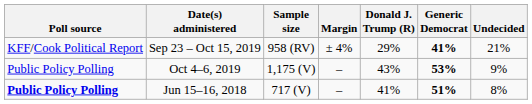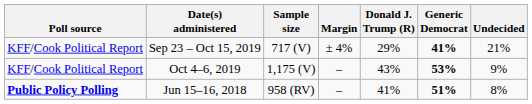(291, 48) 958 (RV) -> (291, 48) 717 (V)
(61, 69) Public Policy Polling -> (75, 69) KFF/Cook Political Report
(291, 89) 717 (V) -> (291, 89) 958 (RV)
